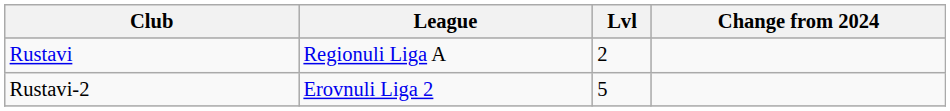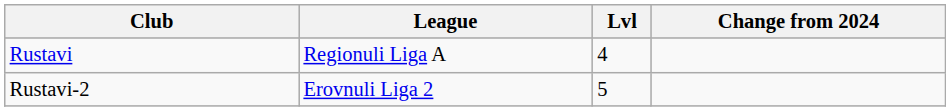(602, 54) 2 -> (602, 54) 4
